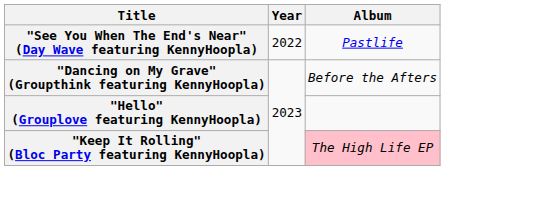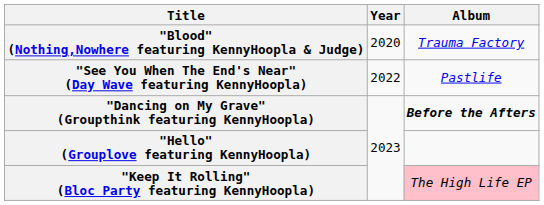+ row: (186, 43)
(373, 78) normal -> (471, 113) bold
